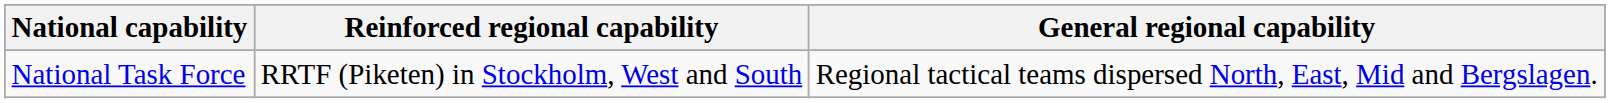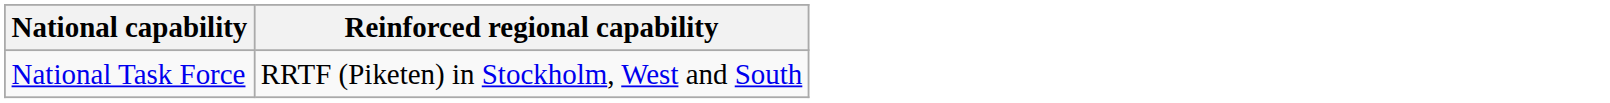- column: (1207, 27)
